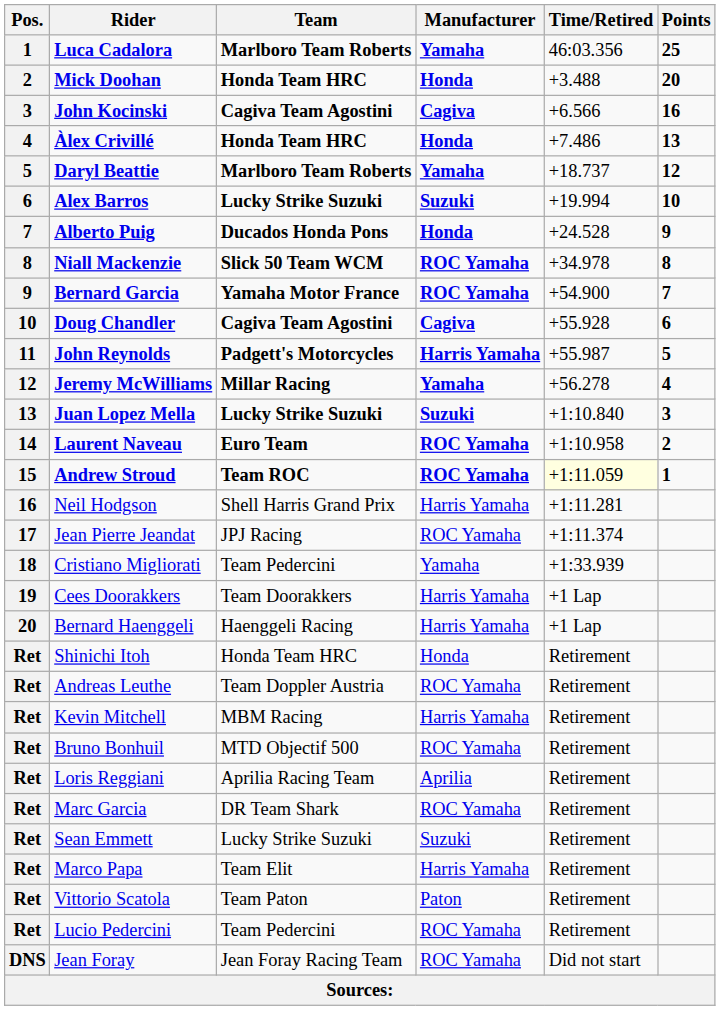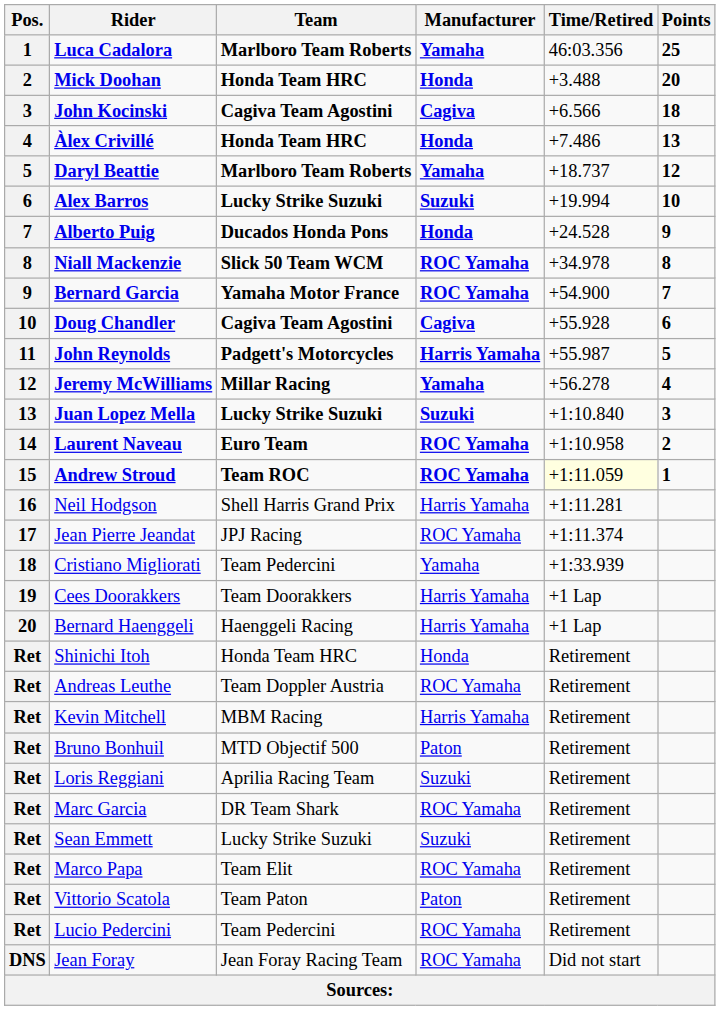(671, 110) 16 -> (671, 110) 18
(470, 747) ROC Yamaha -> (441, 747) Paton
(446, 777) Aprilia -> (445, 777) Suzuki
(475, 868) Harris Yamaha -> (470, 868) ROC Yamaha
